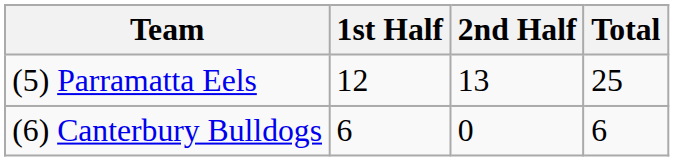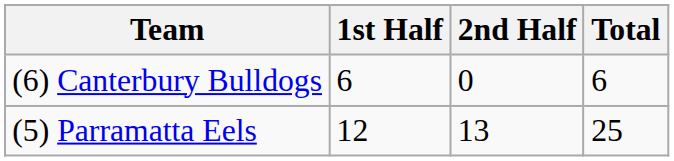rows swapped: (135, 79) <-> (167, 130)
